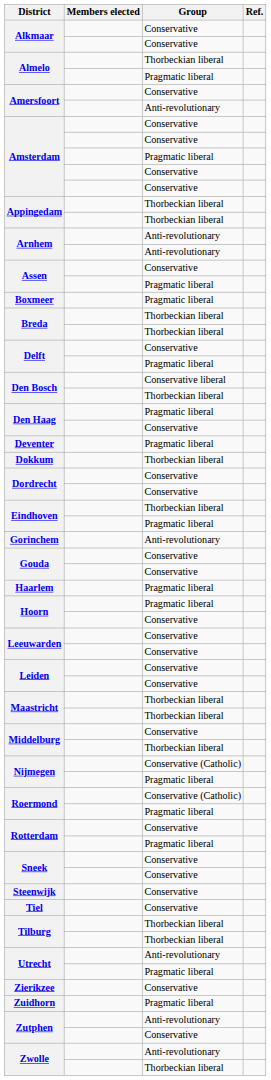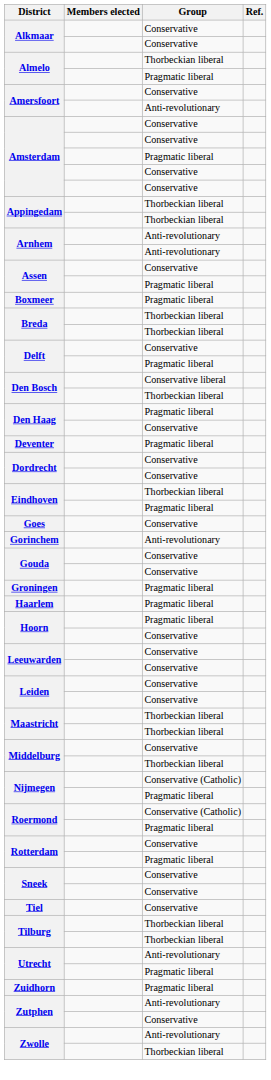- row: (34, 460)
+ row: (34, 524)
+ row: (34, 587)
- row: (34, 891)
- row: (34, 987)
